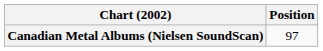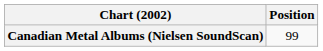(292, 35) 97 -> (292, 35) 99
